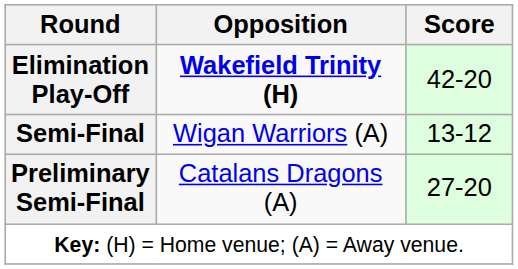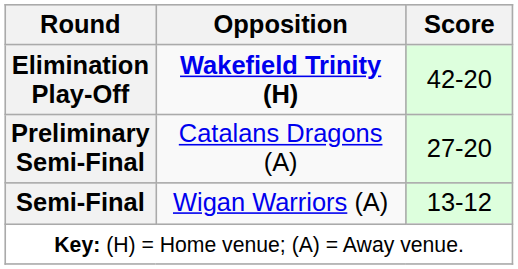rows swapped: (80, 188) <-> (80, 133)
